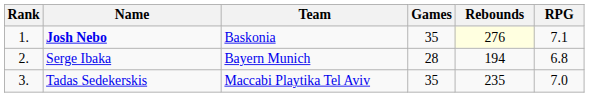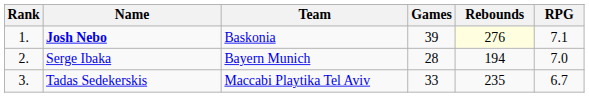(432, 37) 35 -> (432, 37) 39
(559, 59) 6.8 -> (559, 59) 7.0
(432, 80) 35 -> (432, 80) 33
(559, 80) 7.0 -> (559, 80) 6.7
